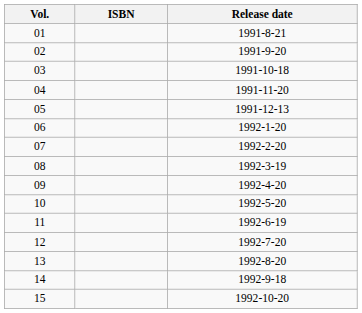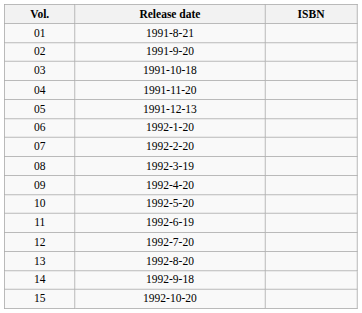columns swapped: (262, 14) <-> (121, 14)
